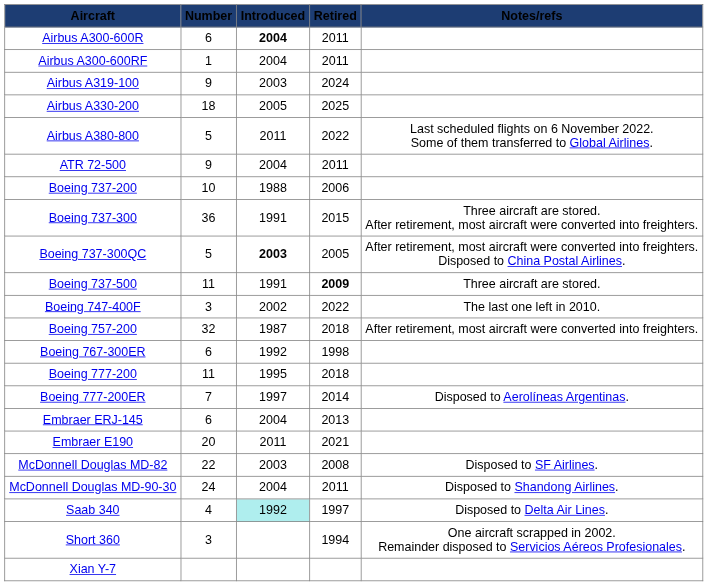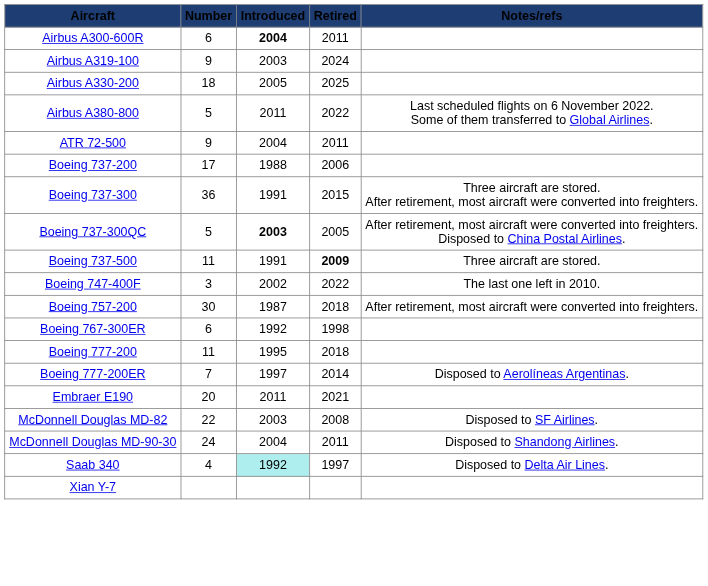- row: (93, 61)
(209, 188) 10 -> (209, 165) 17
(209, 329) 32 -> (209, 306) 30
- row: (93, 419)
- row: (93, 539)
